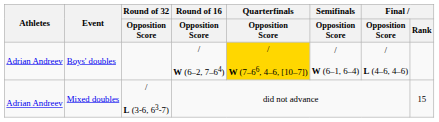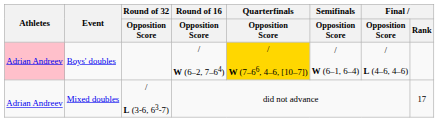(35, 61) no background -> (35, 61) pink background
(422, 99) 15 -> (422, 99) 17
